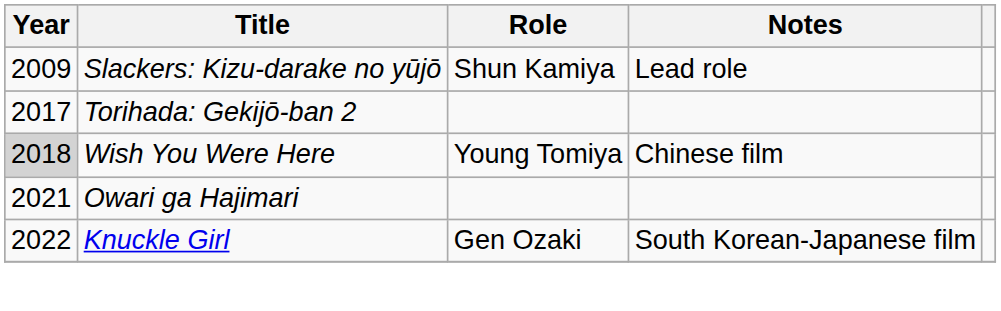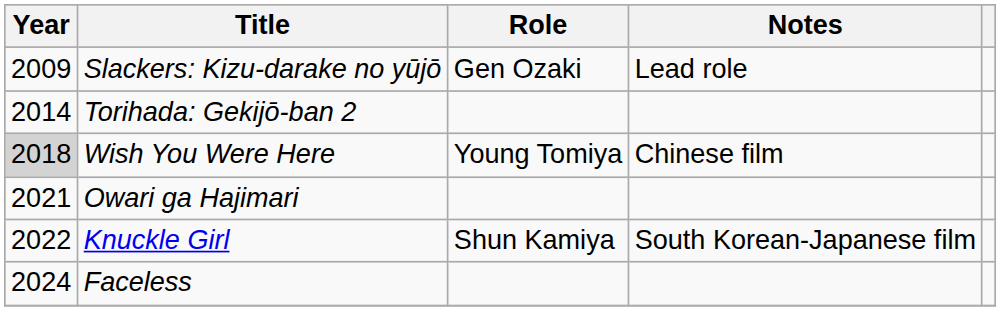(534, 68) Shun Kamiya -> (518, 68) Gen Ozaki
(41, 111) 2017 -> (41, 111) 2014
(518, 240) Gen Ozaki -> (534, 240) Shun Kamiya
+ row: (138, 283)
